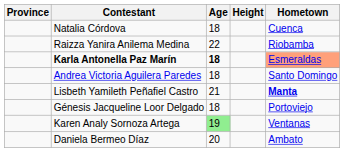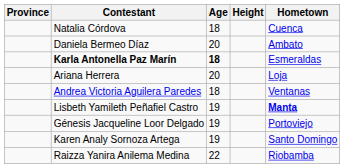rows swapped: (121, 44) <-> (101, 140)
(295, 60) lightsalmon background -> (295, 60) no background
+ row: (87, 76)
(303, 76) Santo Domingo -> (289, 92) Ventanas
(214, 92) 21 -> (214, 108) 19
(214, 108) 18 -> (214, 124) 19
(214, 124) lightgreen background -> (214, 140) no background
(289, 124) Ventanas -> (303, 140) Santo Domingo
